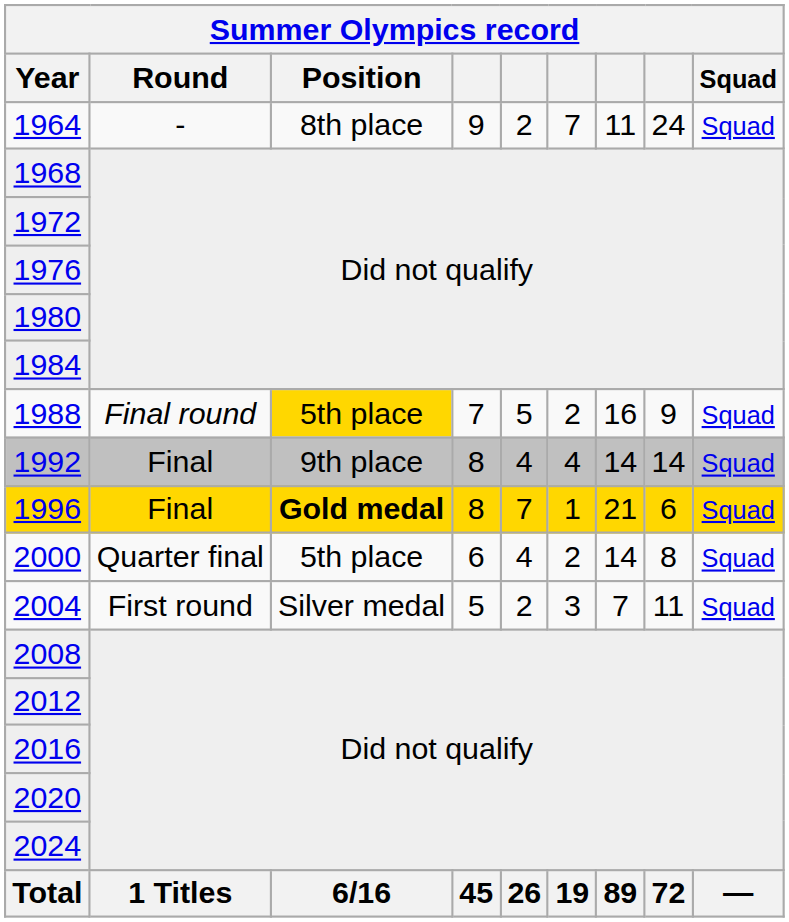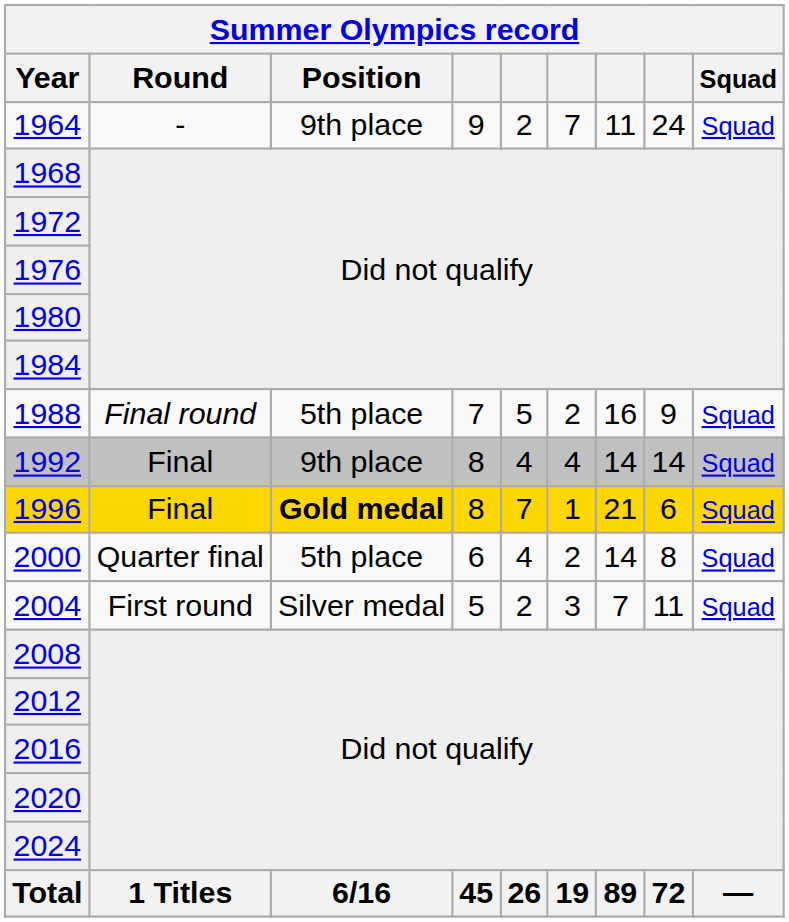(362, 125) 8th place -> (362, 125) 9th place
(362, 413) gold background -> (362, 413) no background
